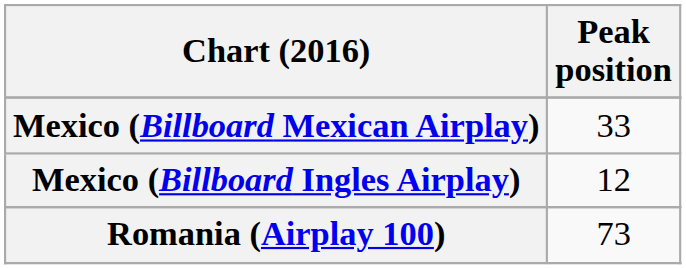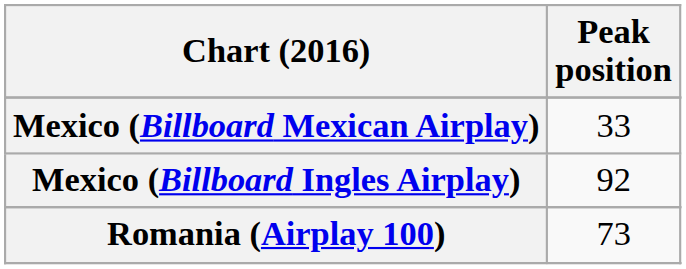(614, 179) 12 -> (614, 179) 92
